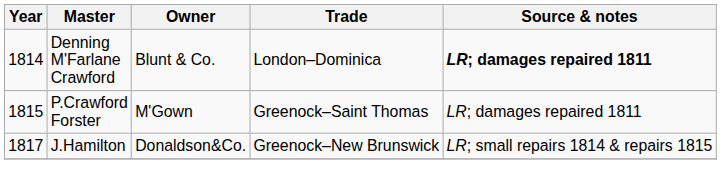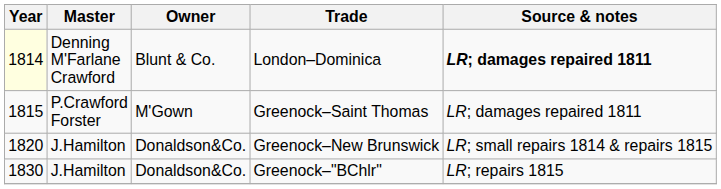(26, 60) no background -> (26, 60) lightyellow background
(26, 145) 1817 -> (26, 145) 1820
+ row: (318, 171)
